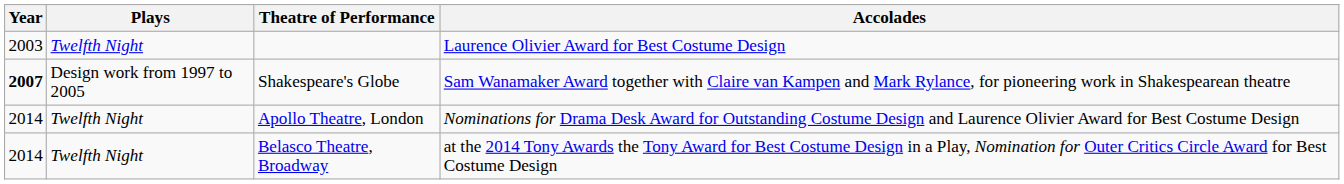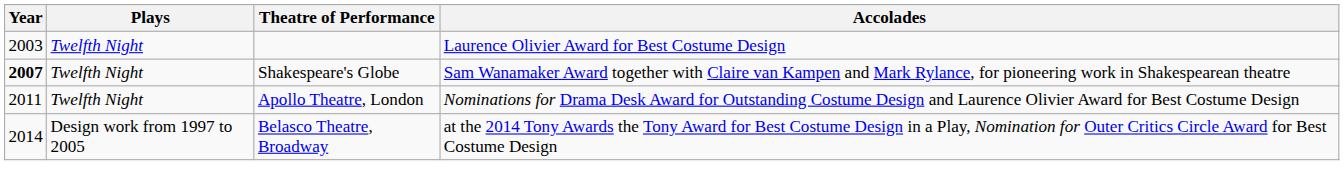(141, 82) Design work from 1997 to 2005 -> (97, 72) Twelfth Night
(26, 118) 2014 -> (25, 99) 2011
(97, 155) Twelfth Night -> (141, 136) Design work from 1997 to 2005
